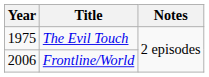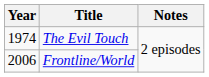(22, 38) 1975 -> (22, 38) 1974
